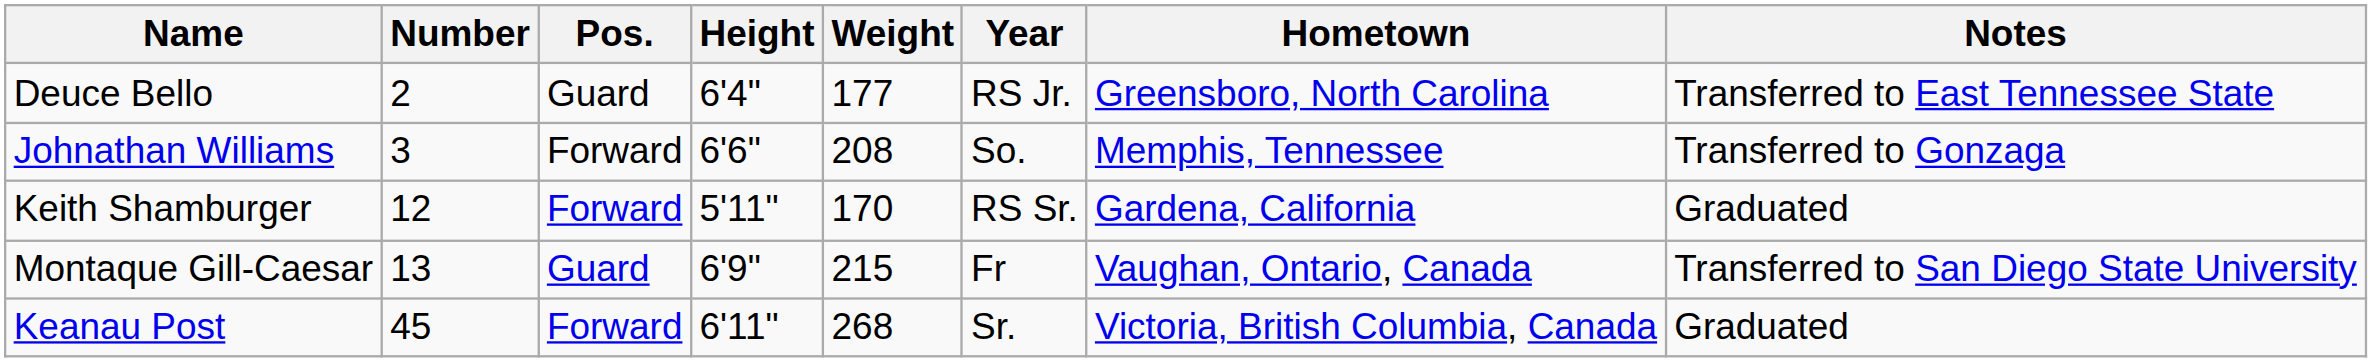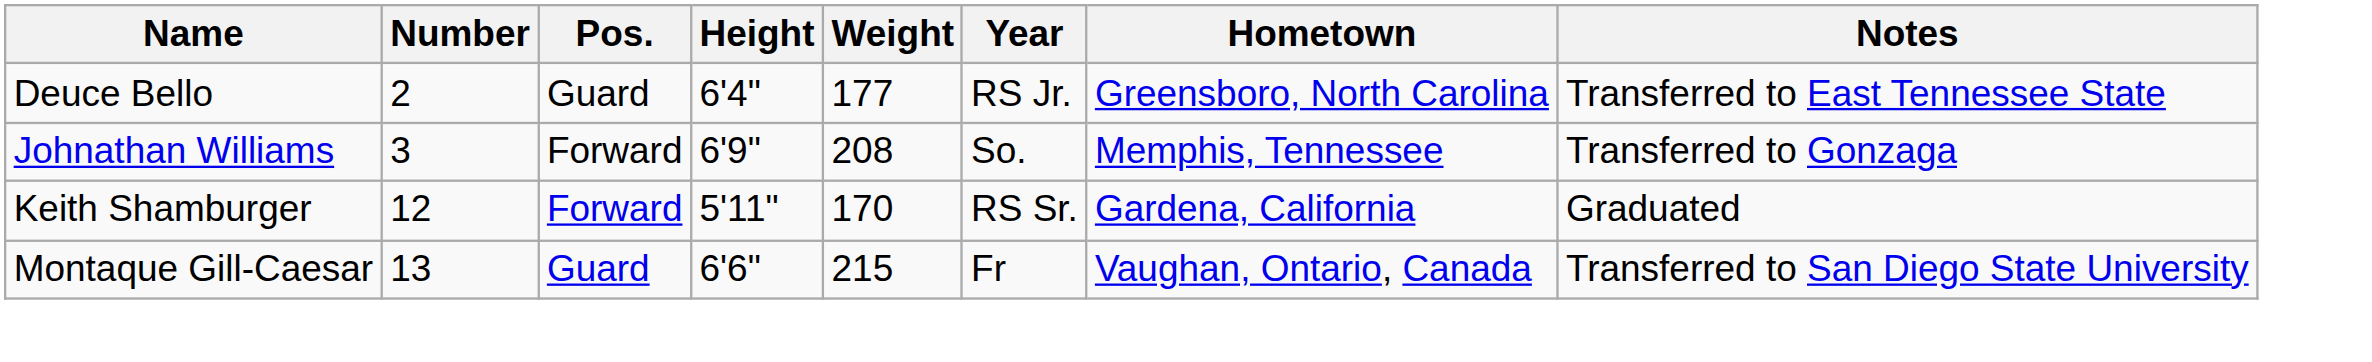(730, 151) 6'6" -> (730, 151) 6'9"
(730, 268) 6'9" -> (730, 268) 6'6"
- row: (119, 326)
